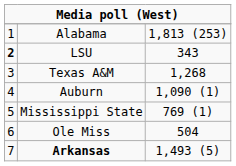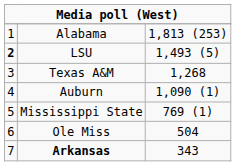(188, 53) 343 -> (188, 53) 1,493 (5)
(188, 151) 1,493 (5) -> (188, 151) 343
